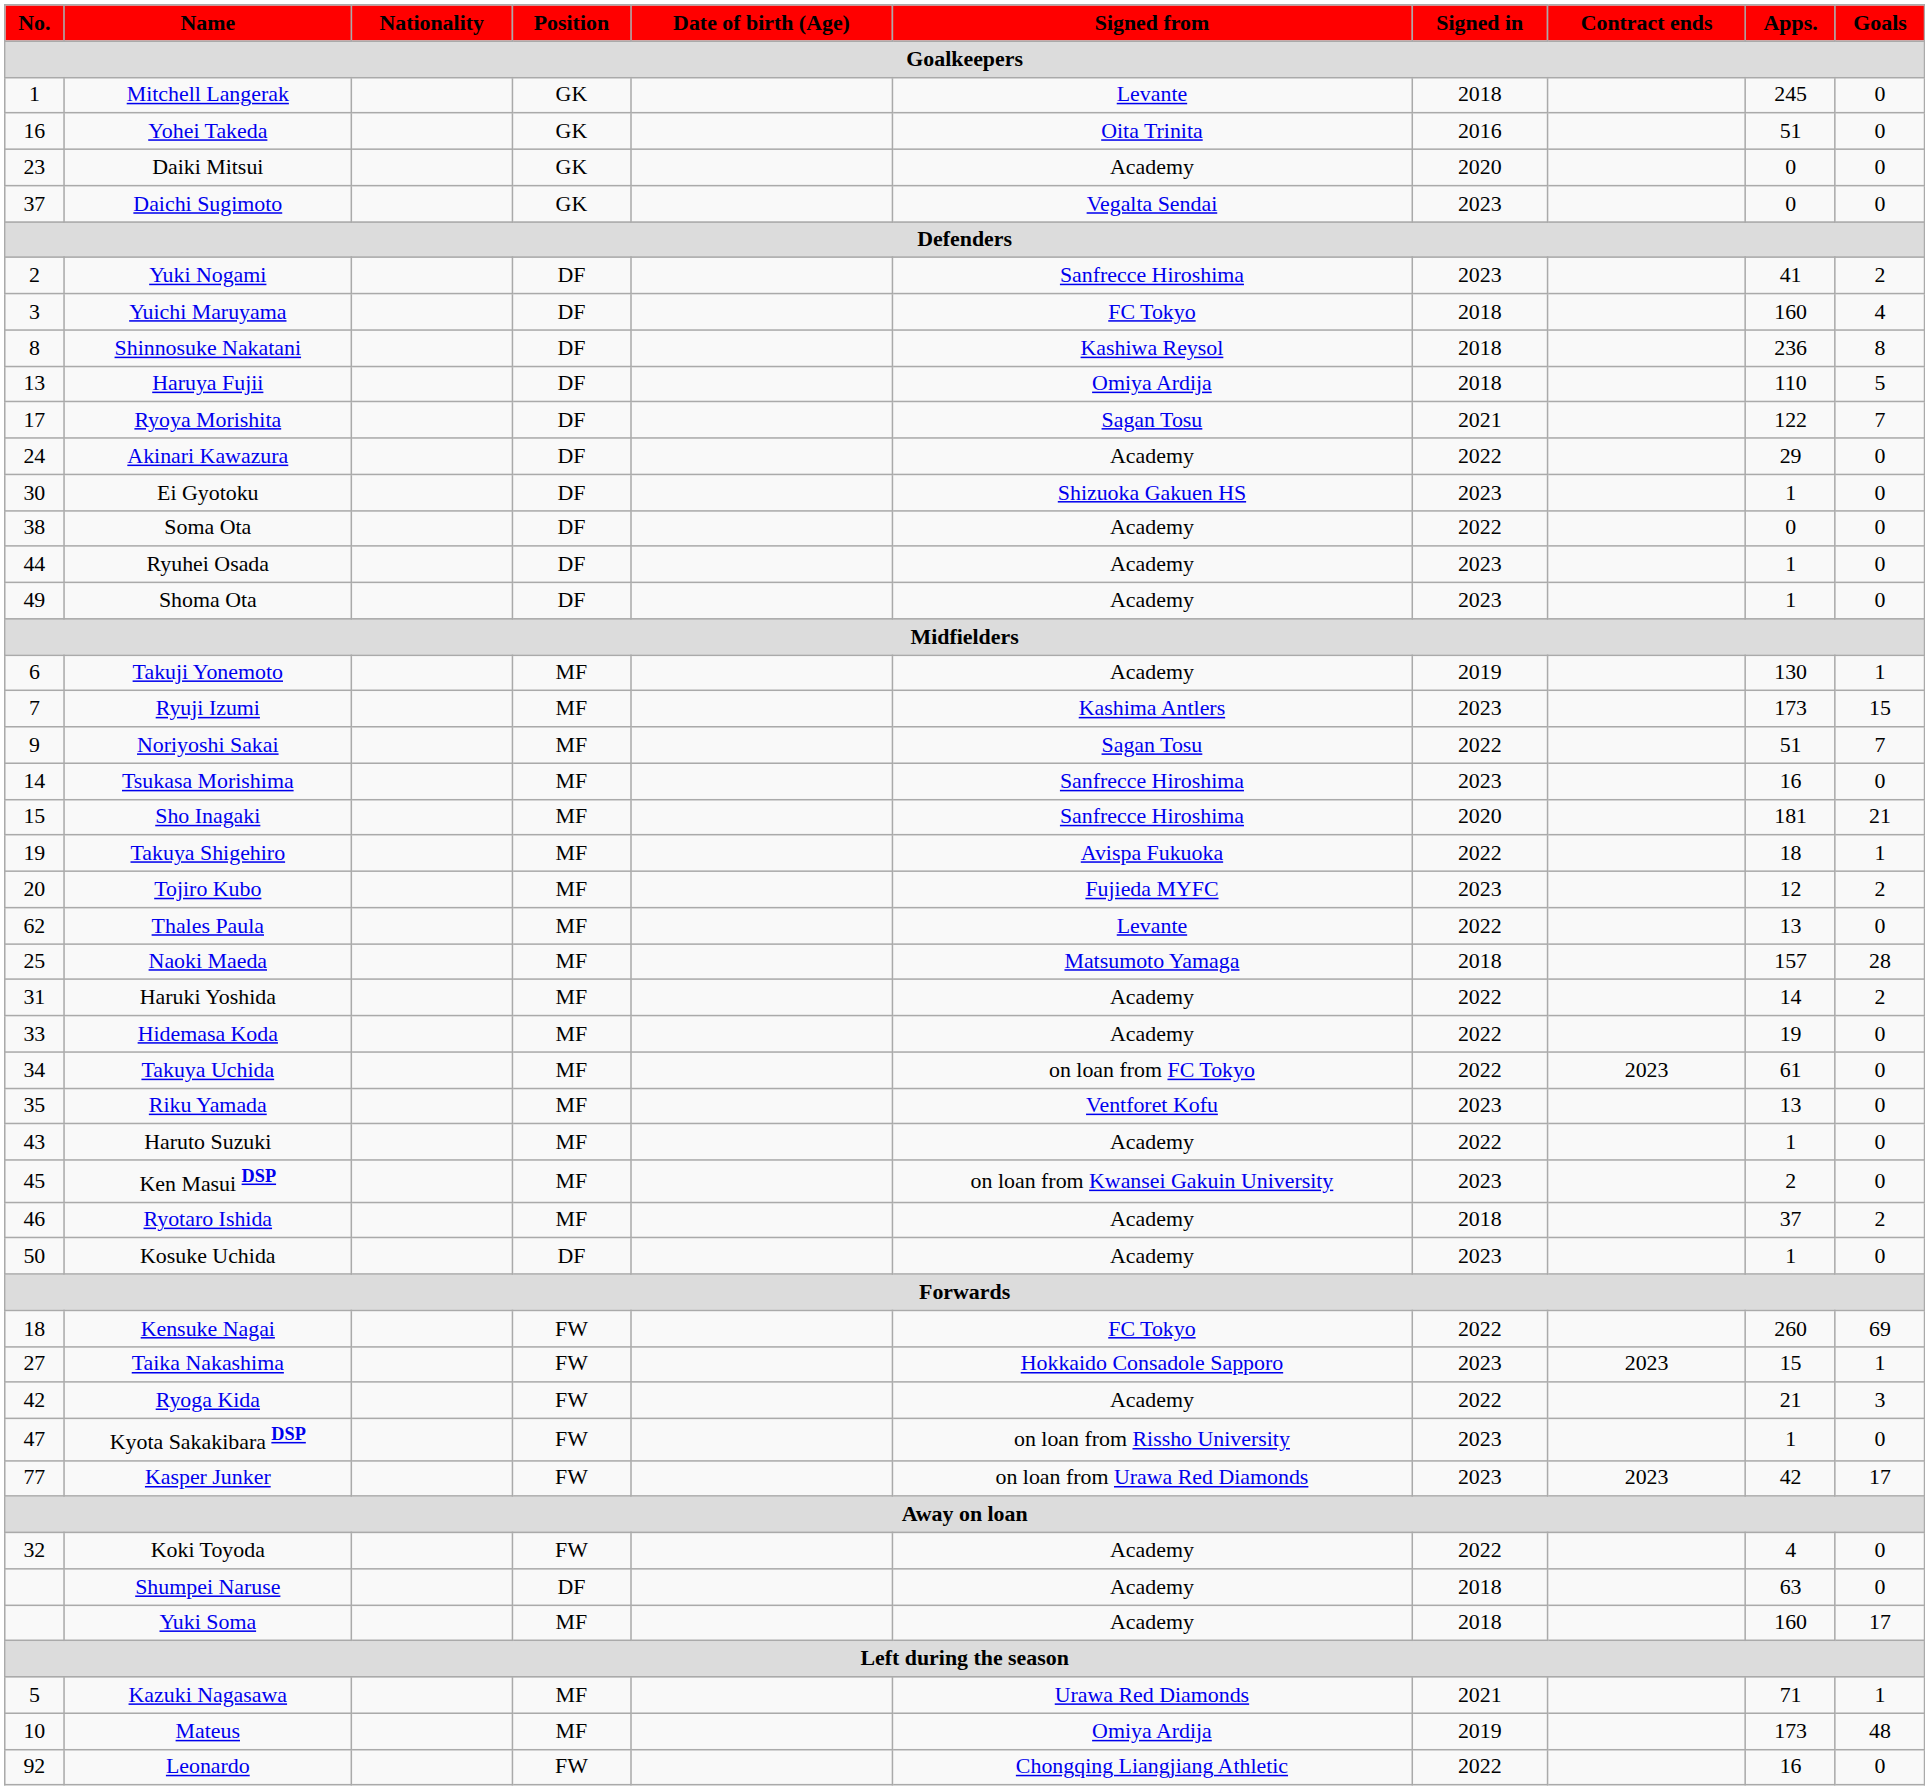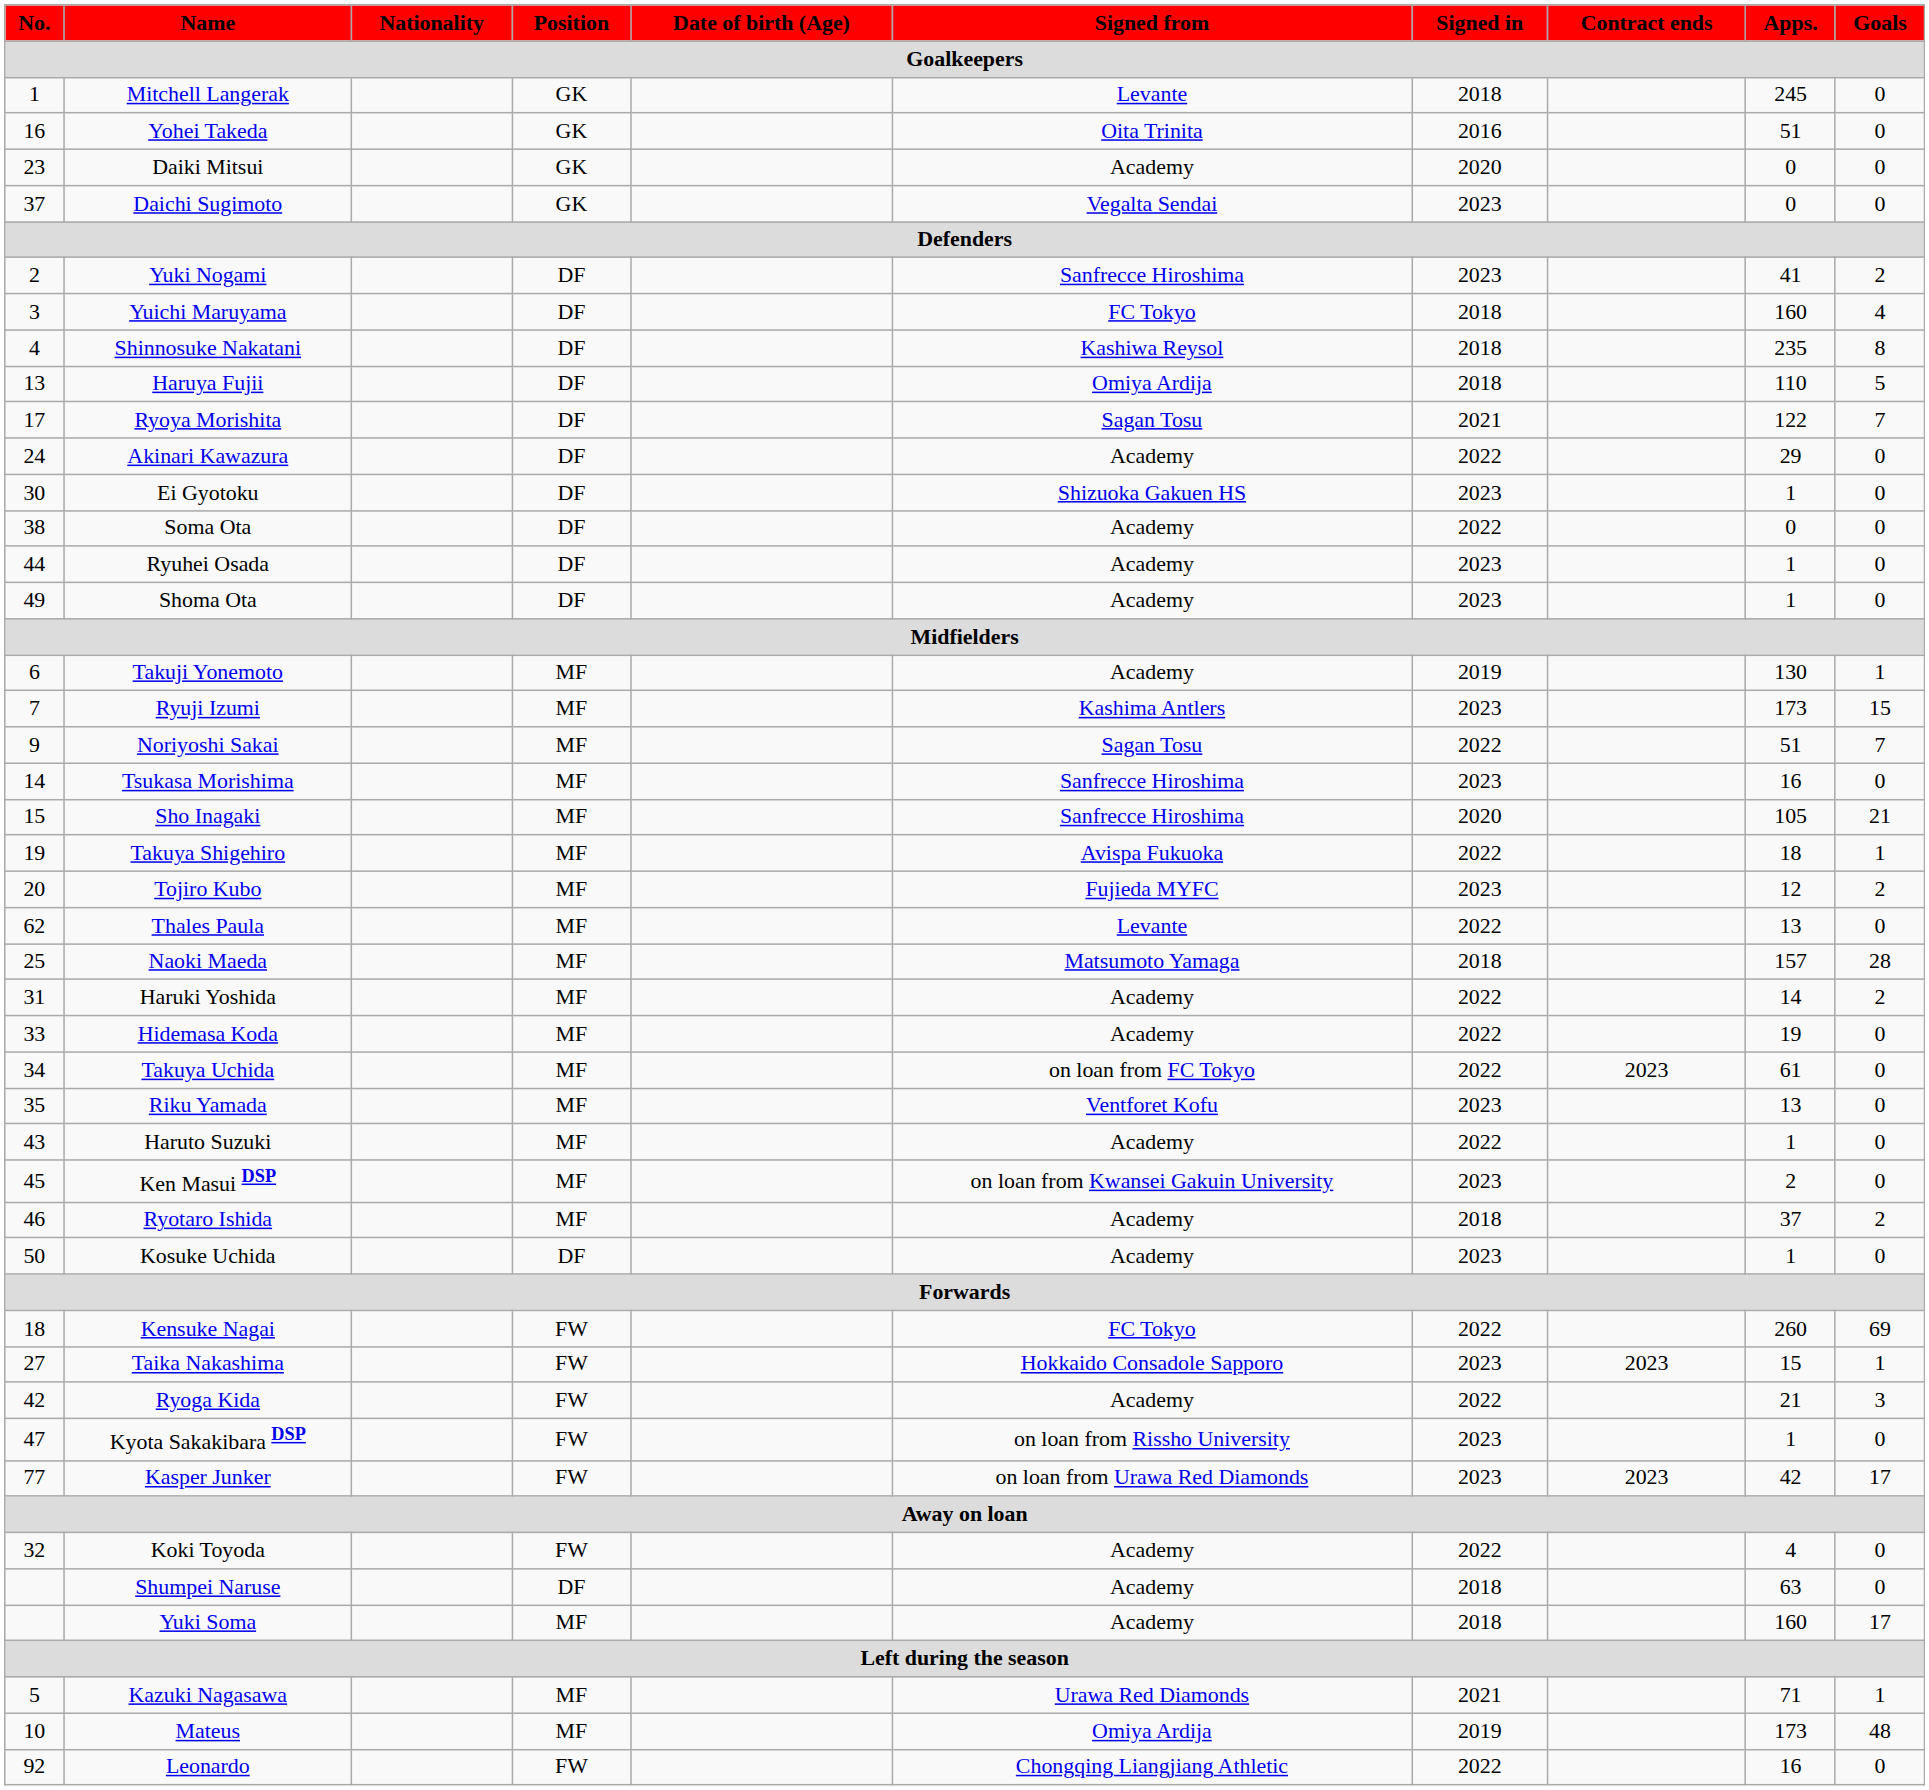(34, 347) 8 -> (34, 347) 4
(1791, 347) 236 -> (1791, 347) 235
(1791, 817) 181 -> (1791, 817) 105
